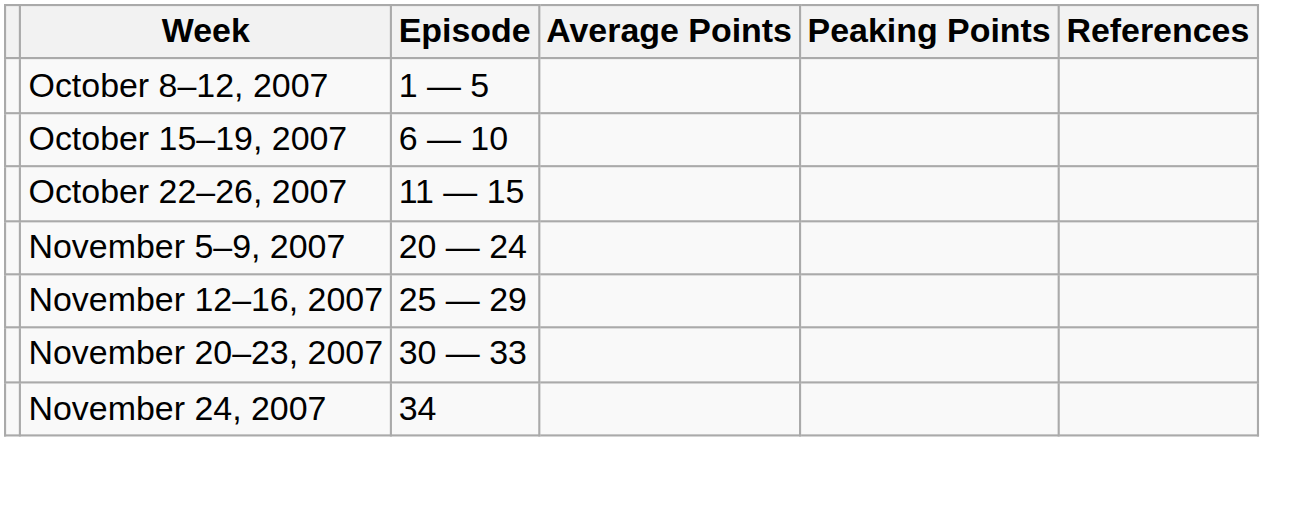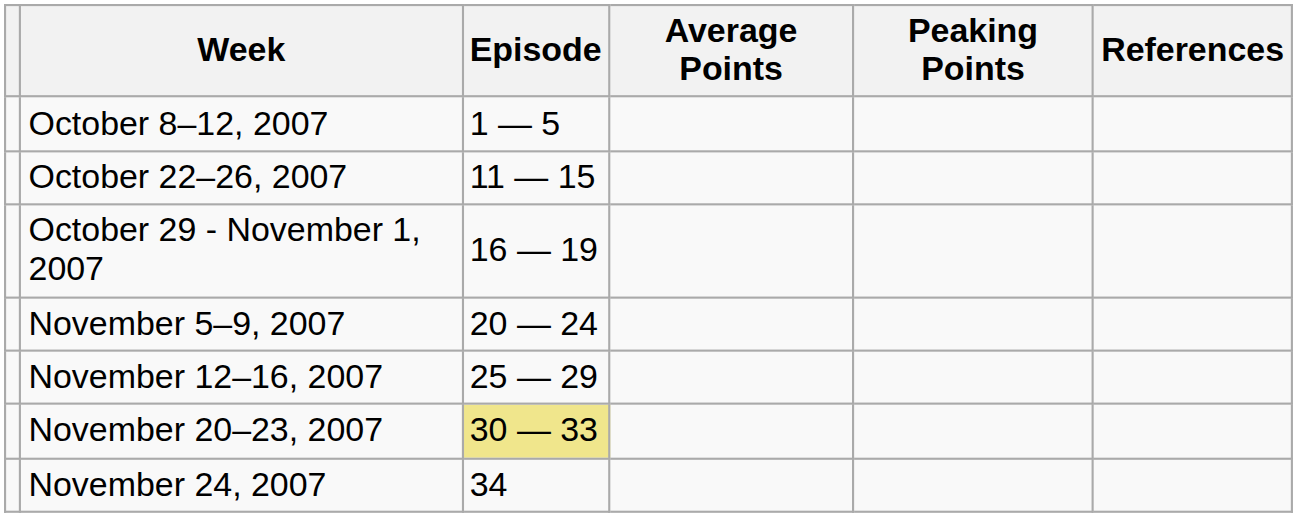- row: (188, 138)
+ row: (225, 250)
(463, 354) no background -> (534, 430) khaki background
